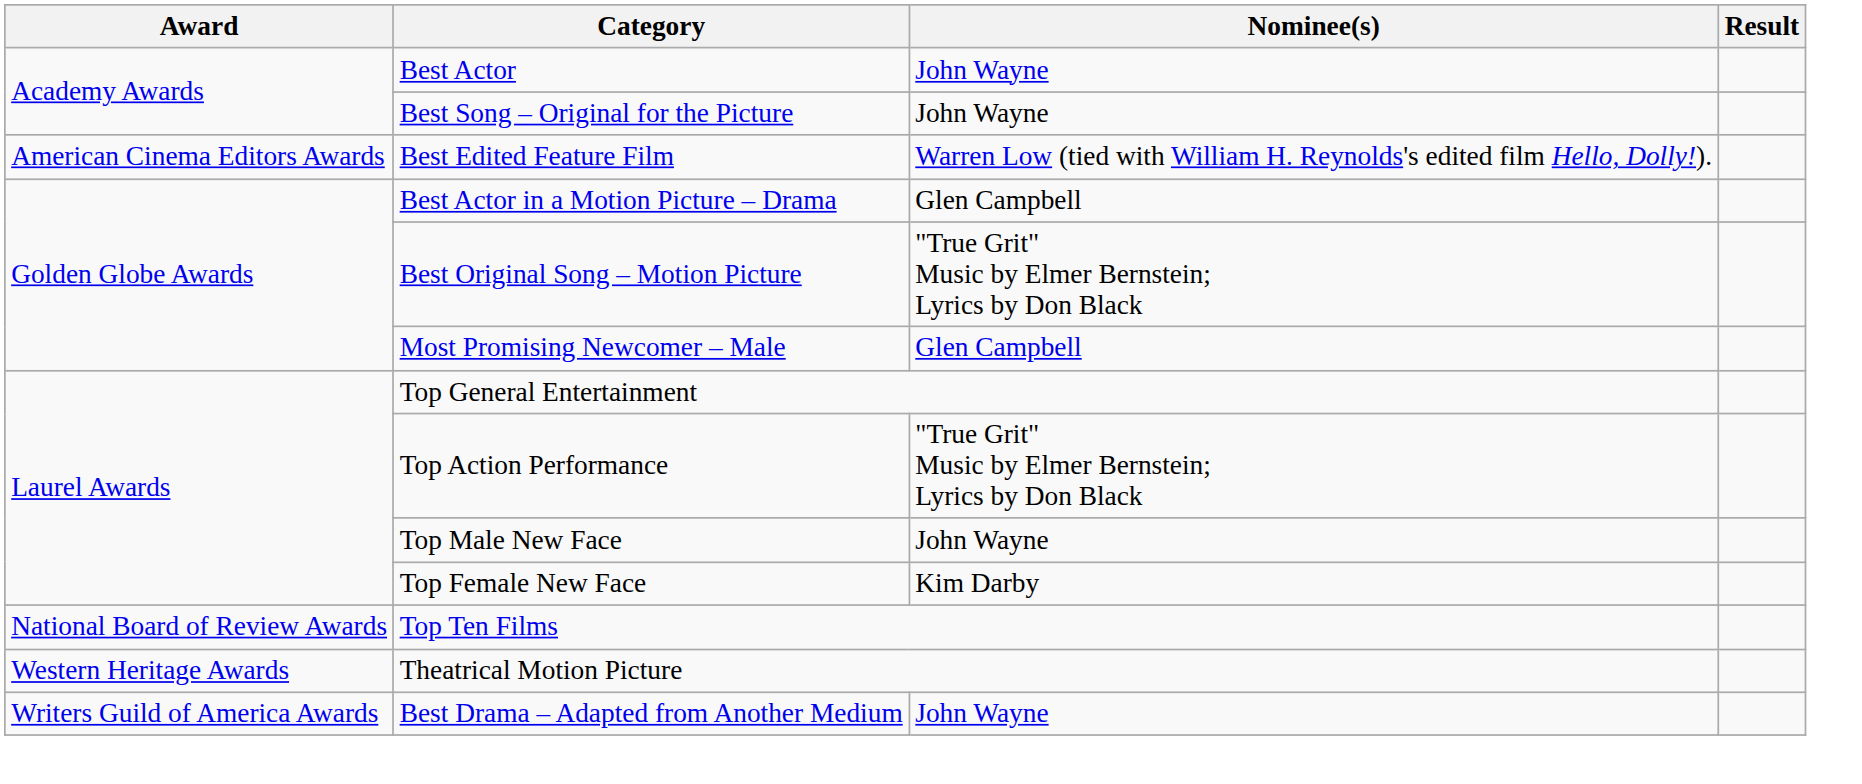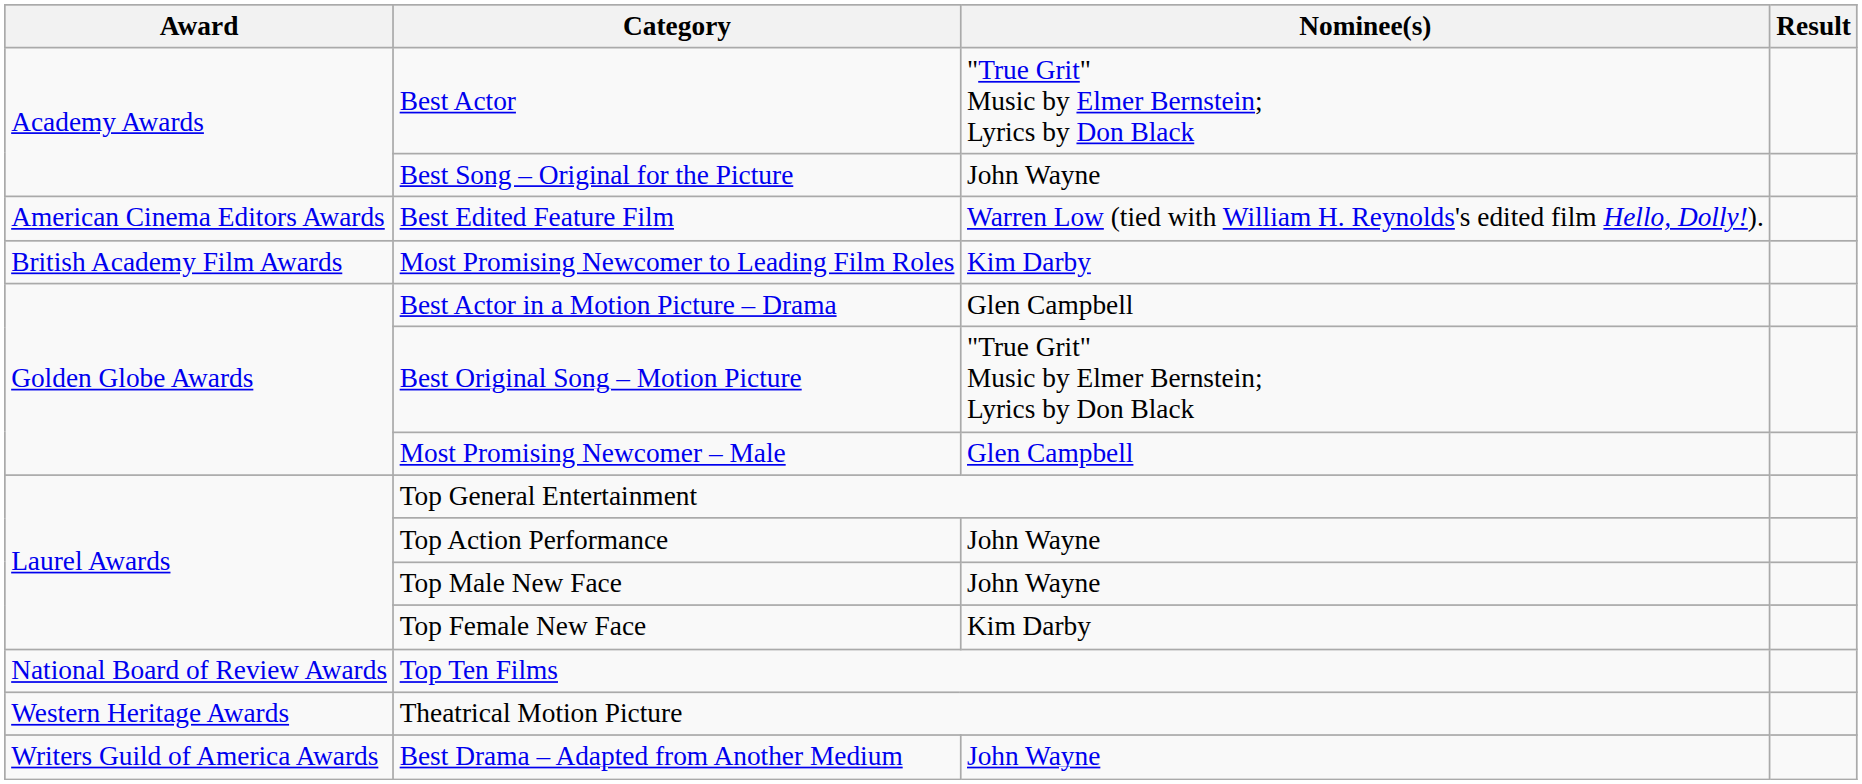(982, 69) John Wayne -> (1115, 100) "True Grit" Music by Elmer Bernstein; Lyrics by Don Black
+ row: (677, 261)
(1063, 465) "True Grit" Music by Elmer Bernstein; Lyrics by Don Black -> (1034, 539) John Wayne
